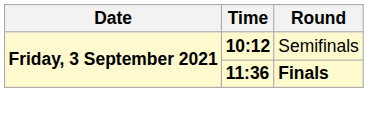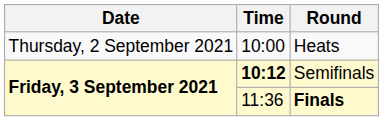+ row: (317, 45)
(247, 73) bold -> (262, 101) normal
